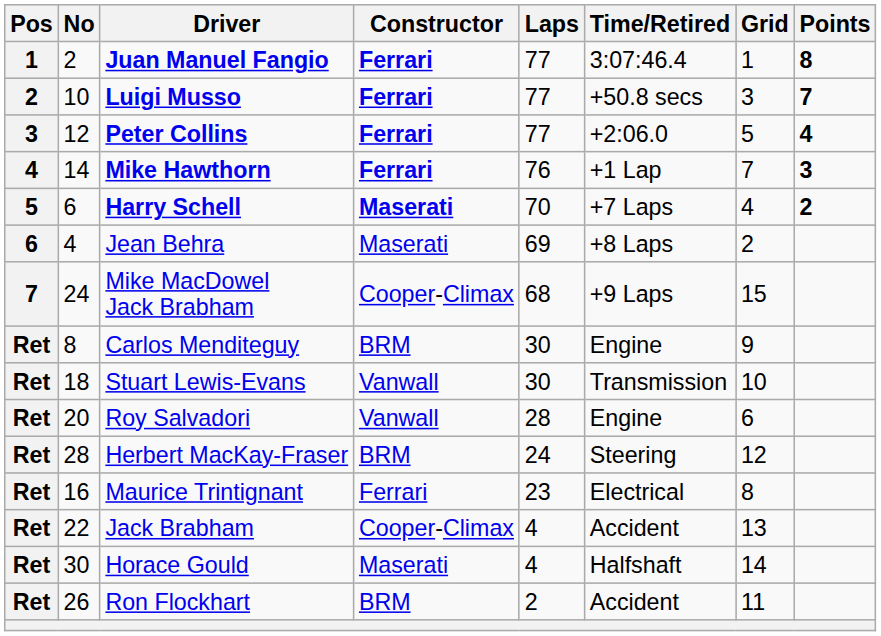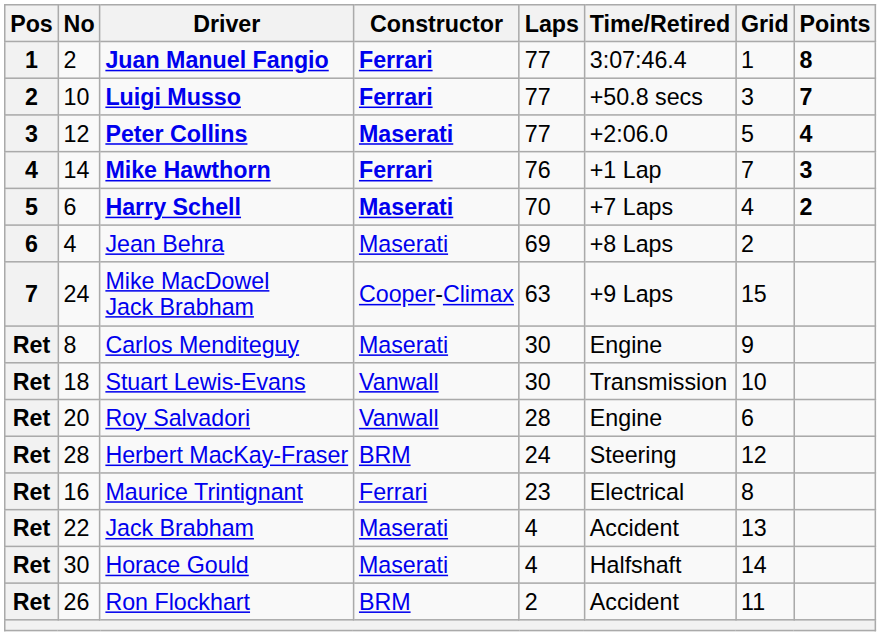(396, 134) Ferrari -> (406, 134) Maserati
(538, 294) 68 -> (538, 294) 63
(385, 344) BRM -> (404, 344) Maserati
(436, 528) Cooper-Climax -> (404, 528) Maserati
